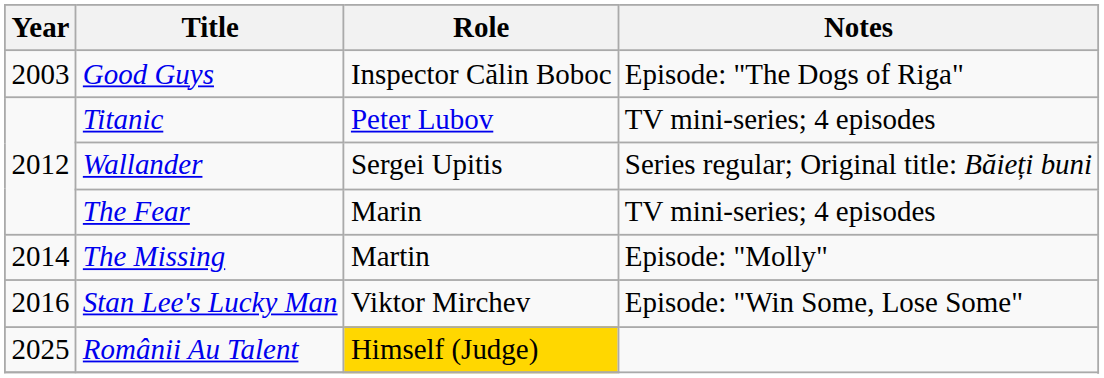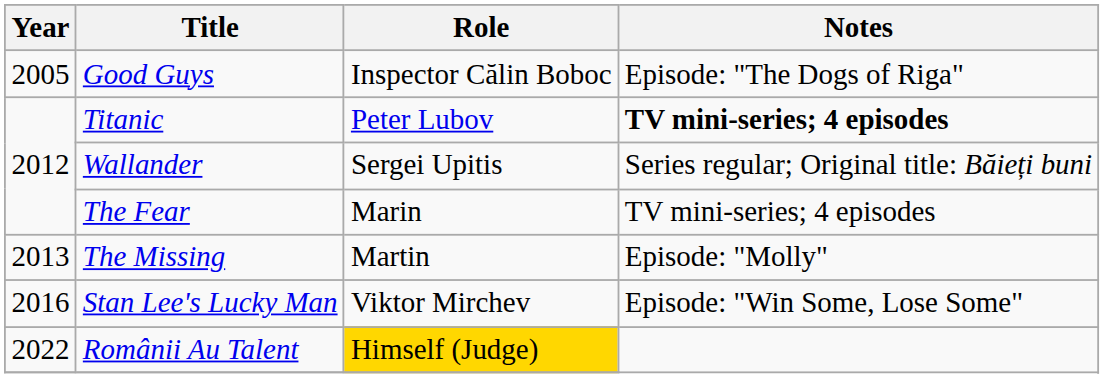(41, 73) 2003 -> (41, 73) 2005
(780, 119) normal -> (787, 119) bold
(41, 257) 2014 -> (41, 257) 2013
(41, 348) 2025 -> (41, 348) 2022
